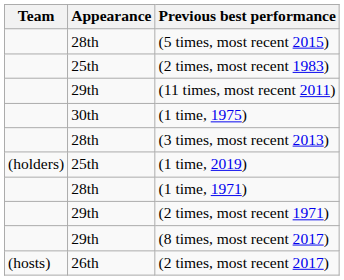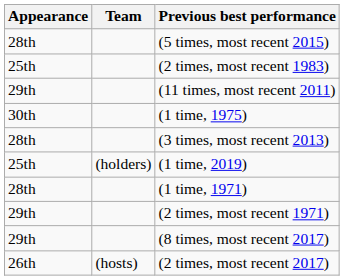columns swapped: (36, 16) <-> (111, 16)
